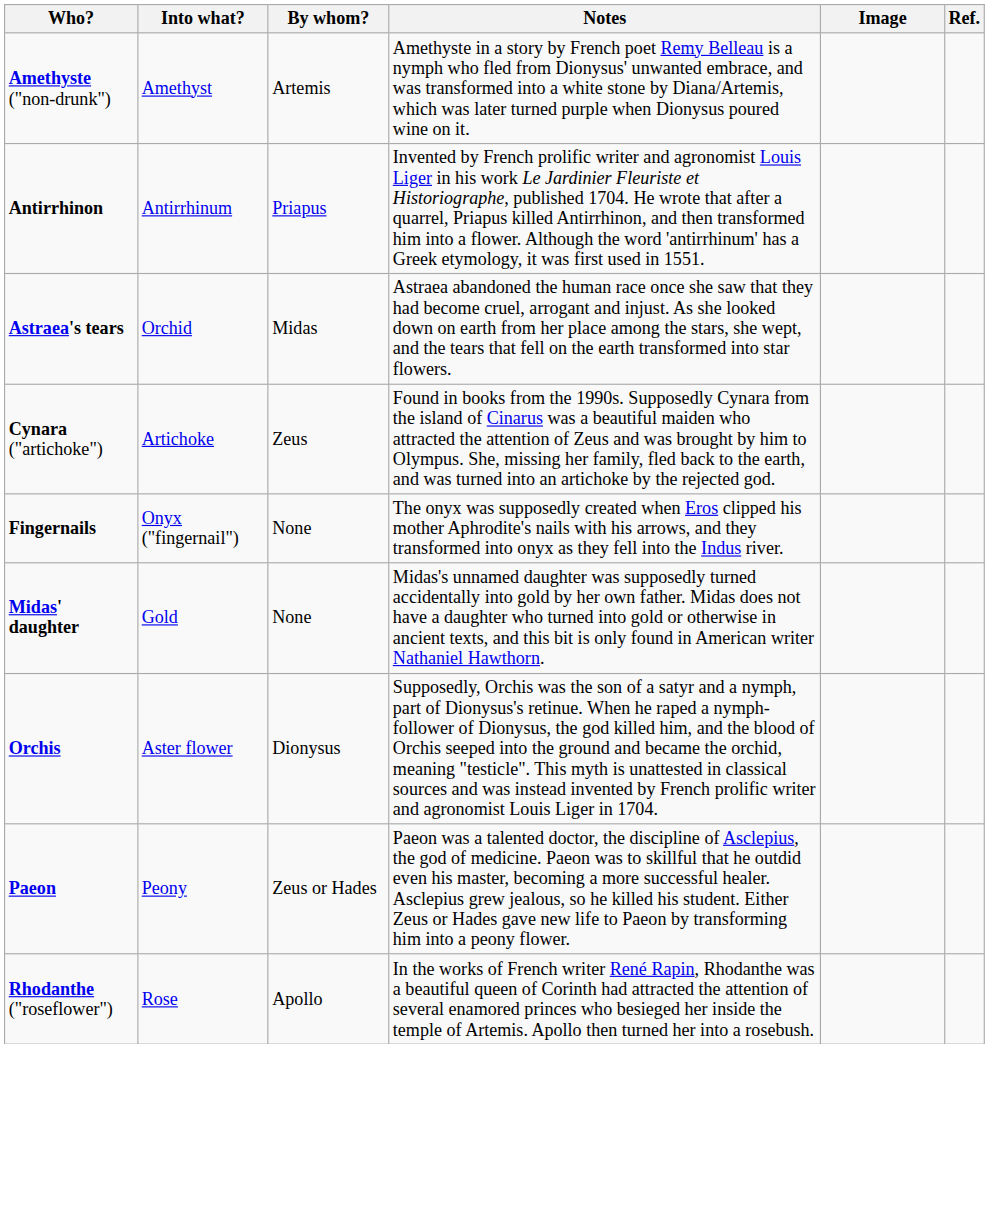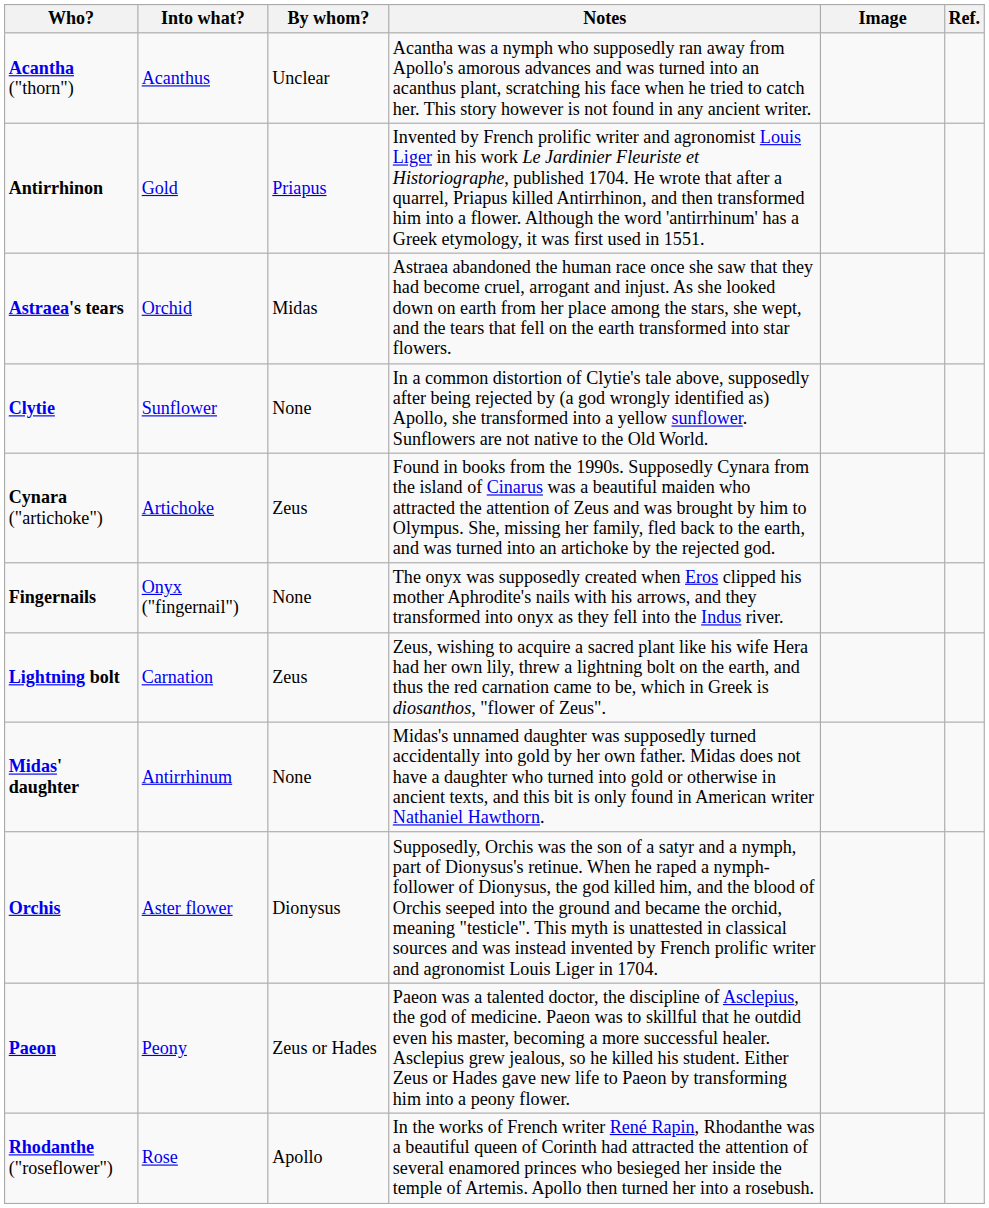+ row: (41, 78)
- row: (60, 88)
(187, 208) Antirrhinum -> (160, 188) Gold
+ row: (32, 408)
+ row: (64, 677)
(160, 618) Gold -> (187, 777) Antirrhinum
